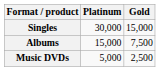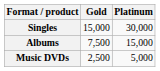columns swapped: (139, 12) <-> (102, 12)
